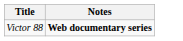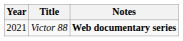+ column: (17, 12)
